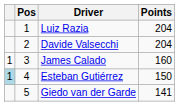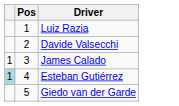- column: (156, 12)
